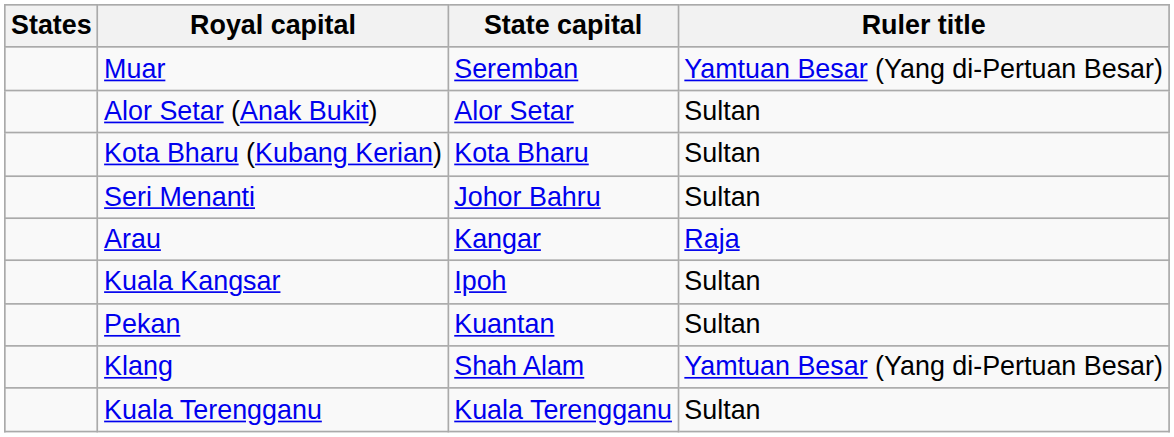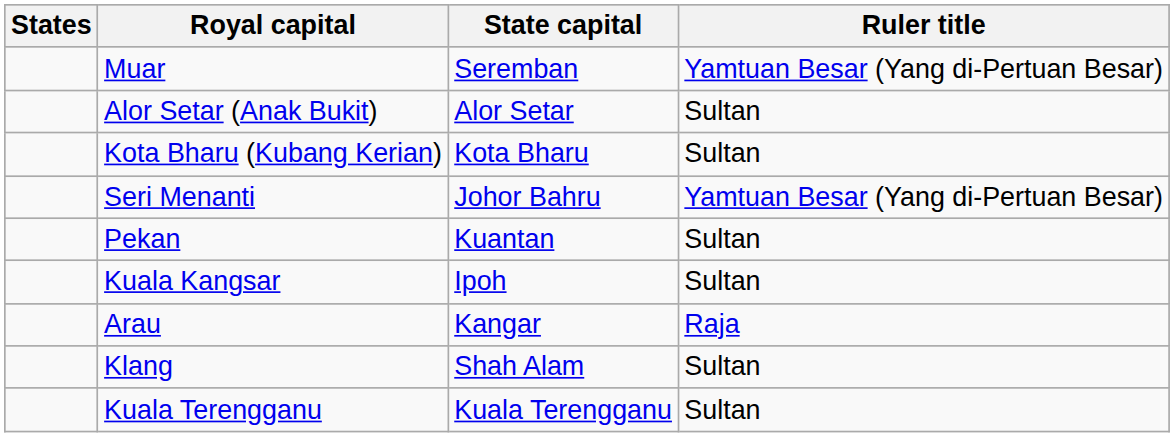(722, 196) Sultan -> (924, 196) Yamtuan Besar (Yang di-Pertuan Besar)
rows swapped: (142, 324) <-> (133, 238)
(924, 366) Yamtuan Besar (Yang di-Pertuan Besar) -> (722, 366) Sultan
